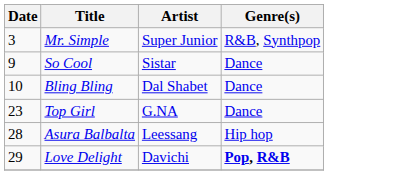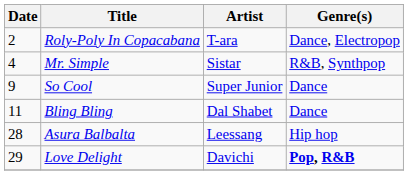+ row: (122, 39)
(12, 39) 3 -> (12, 63) 4
(180, 39) Super Junior -> (224, 63) Sistar
(159, 63) Sistar -> (245, 87) Super Junior
(15, 87) 10 -> (15, 110) 11
- row: (70, 110)
